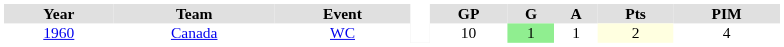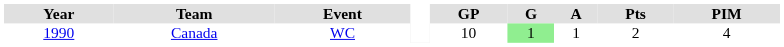(59, 33) 1960 -> (59, 33) 1990
(636, 33) lightyellow background -> (636, 33) no background
